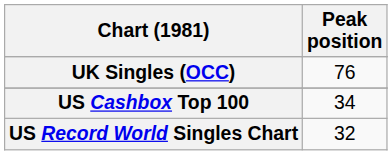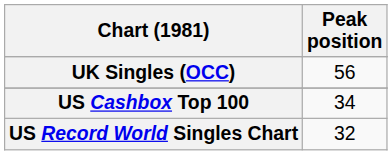(345, 72) 76 -> (345, 72) 56
